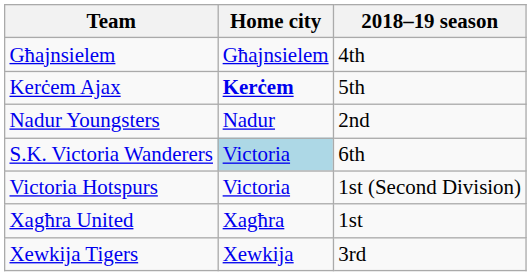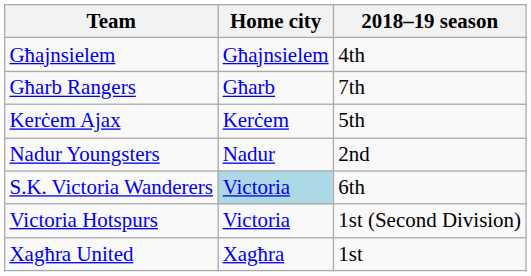+ row: (73, 87)
(258, 87) bold -> (256, 120) normal
- row: (74, 253)
